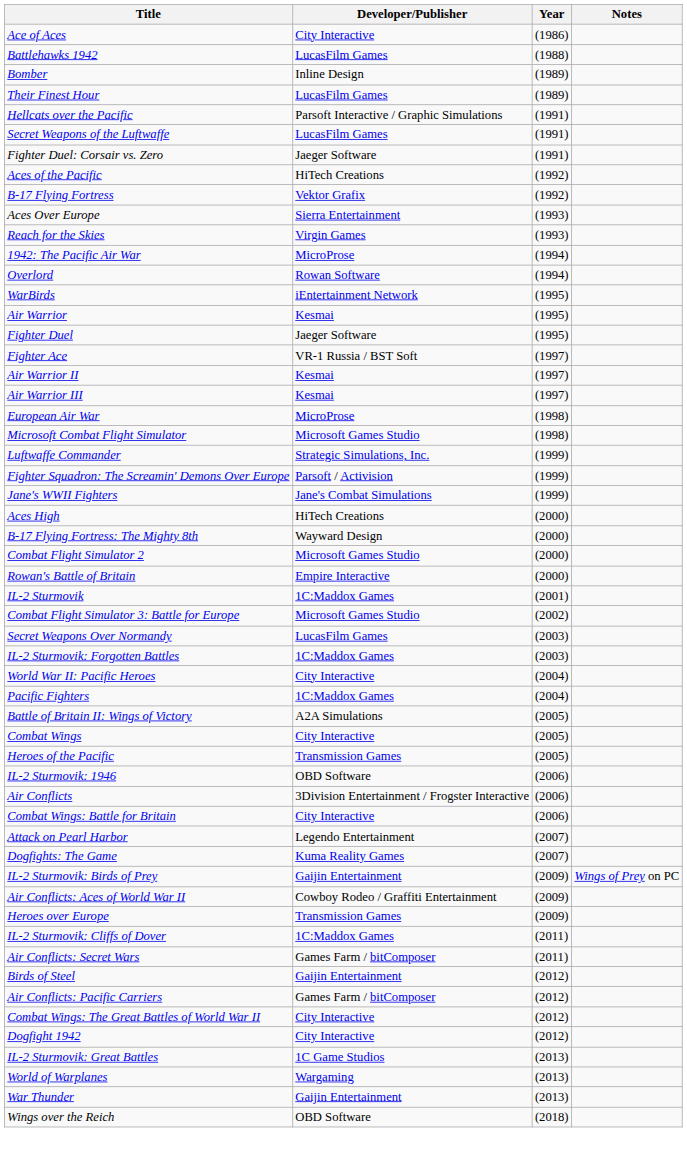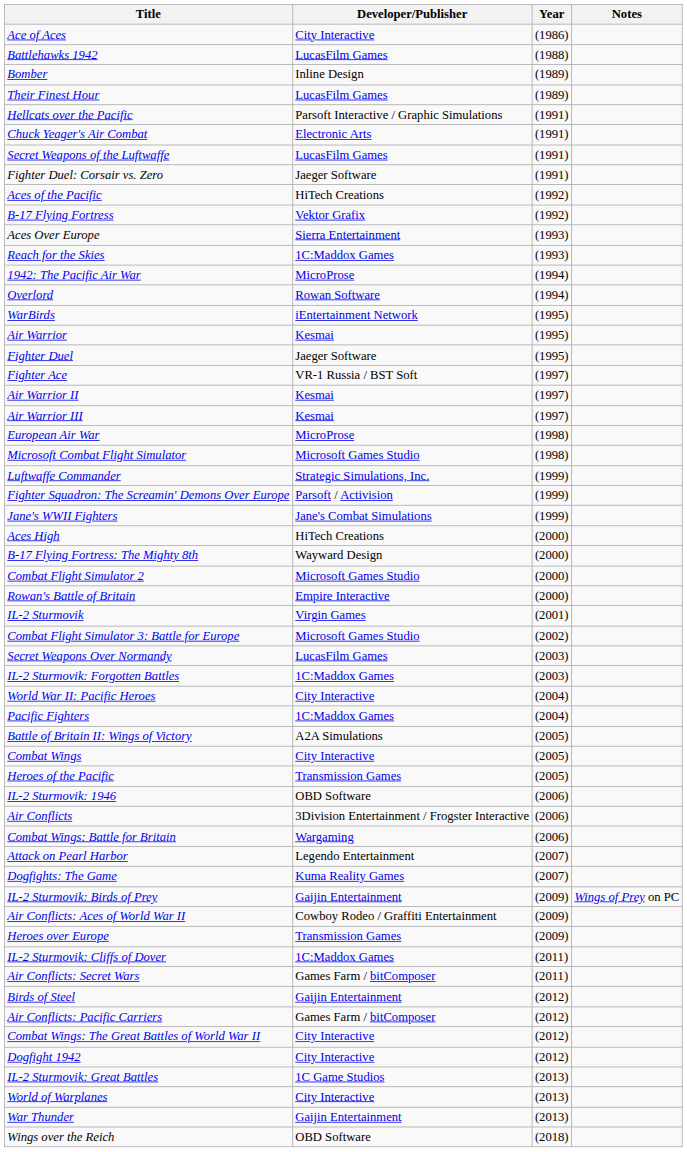+ row: (77, 134)
(330, 235) Virgin Games -> (345, 255) 1C:Maddox Games
(345, 595) 1C:Maddox Games -> (330, 615) Virgin Games
(335, 816) City Interactive -> (324, 836) Wargaming
(324, 1076) Wargaming -> (335, 1097) City Interactive
